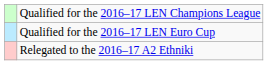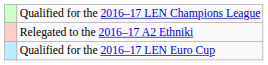rows swapped: (117, 32) <-> (107, 50)
